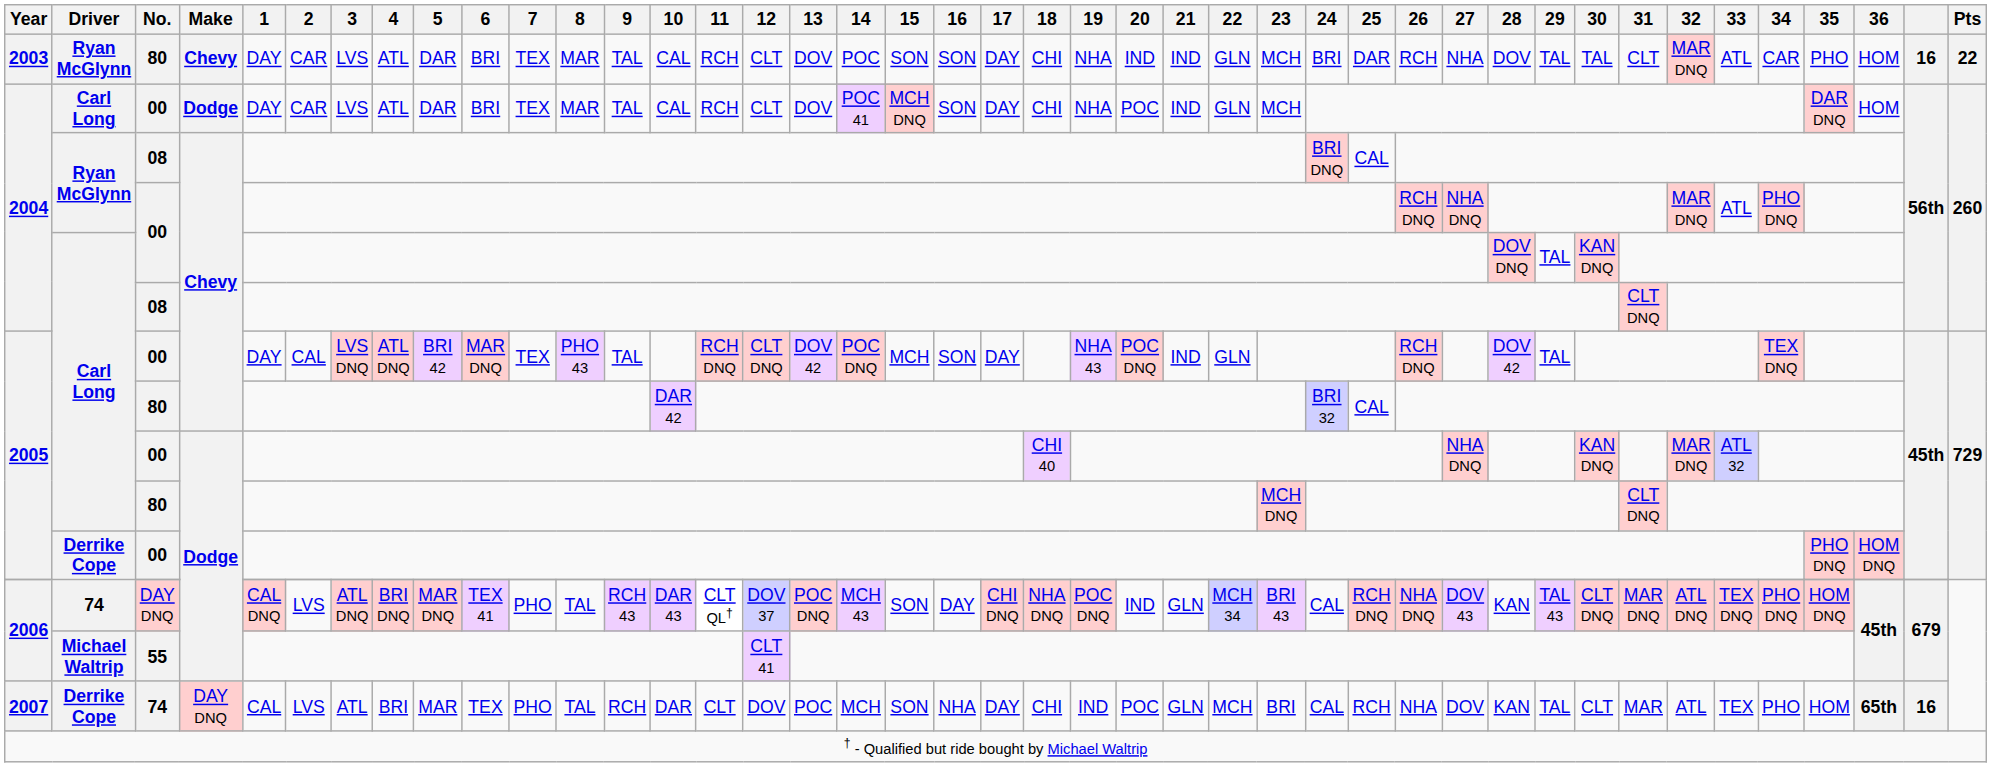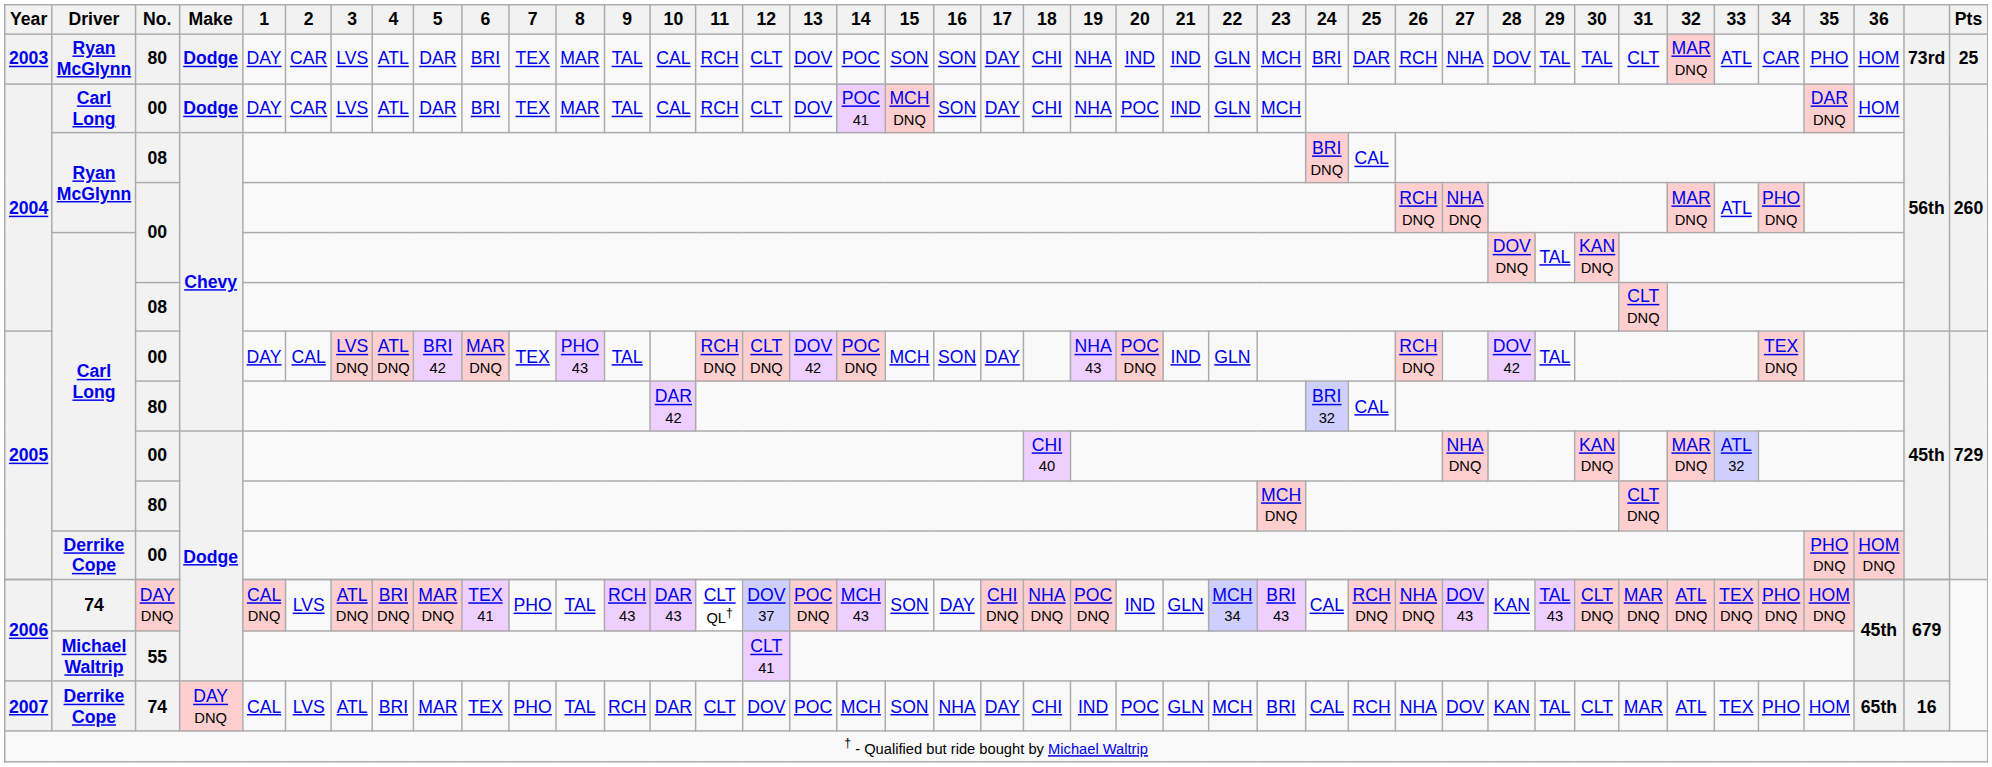(211, 59) Chevy -> (211, 59) Dodge
(1926, 59) 16 -> (1927, 59) 73rd
(1968, 59) 22 -> (1969, 59) 25
